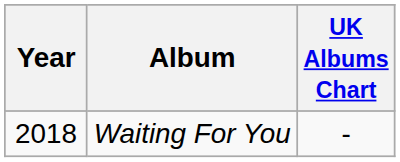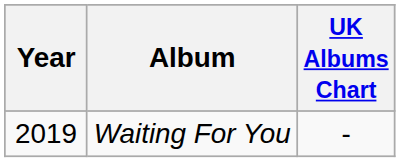(46, 133) 2018 -> (46, 133) 2019
